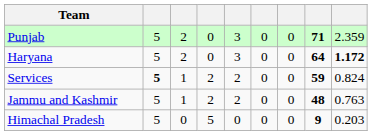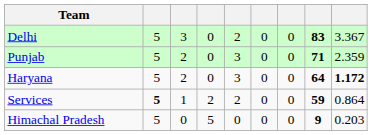+ row: (22, 36)
(349, 78) 0.824 -> (349, 99) 0.864
- row: (62, 99)
